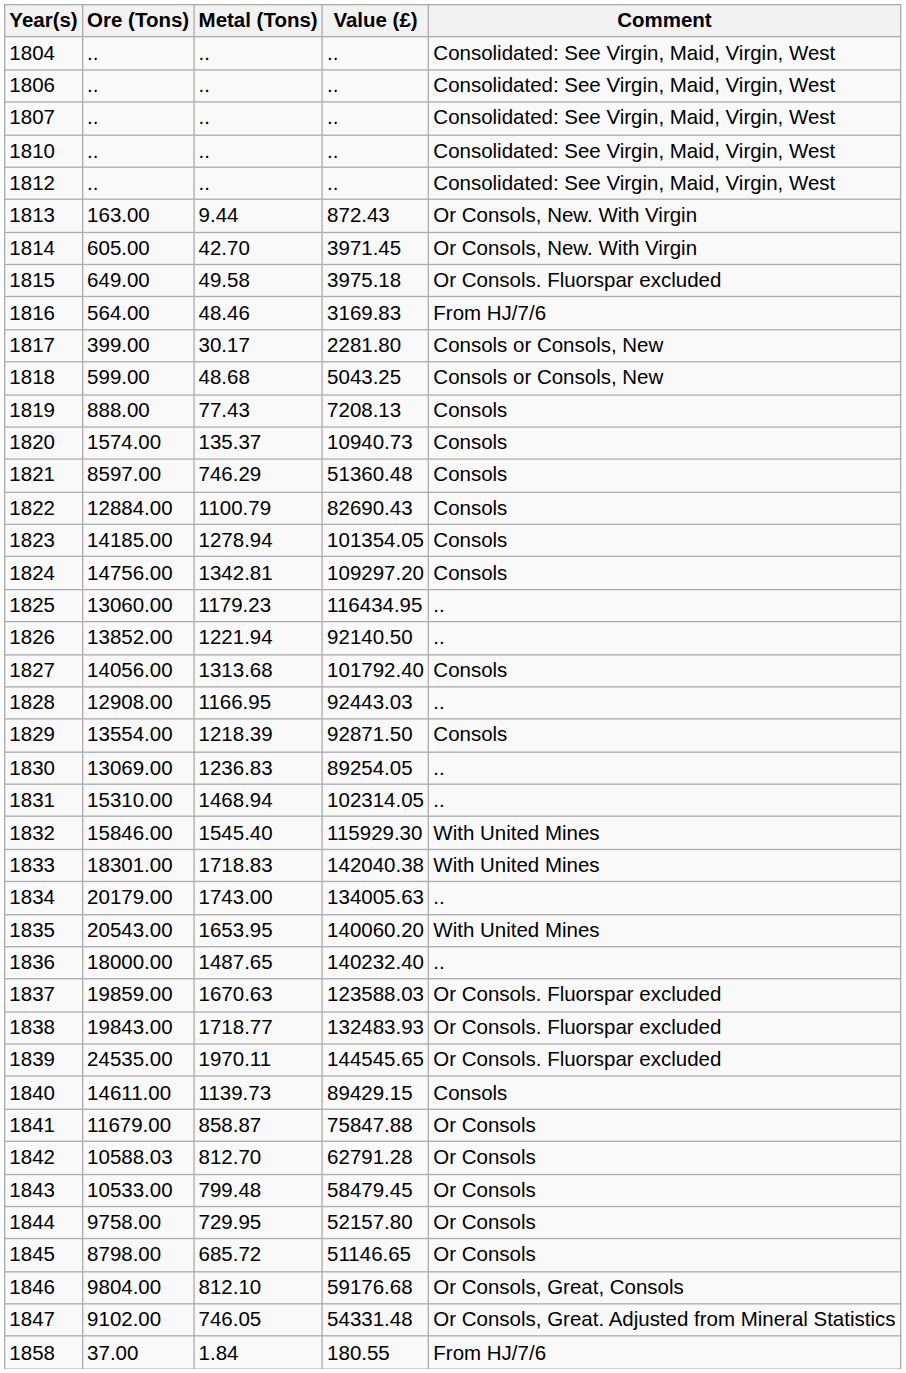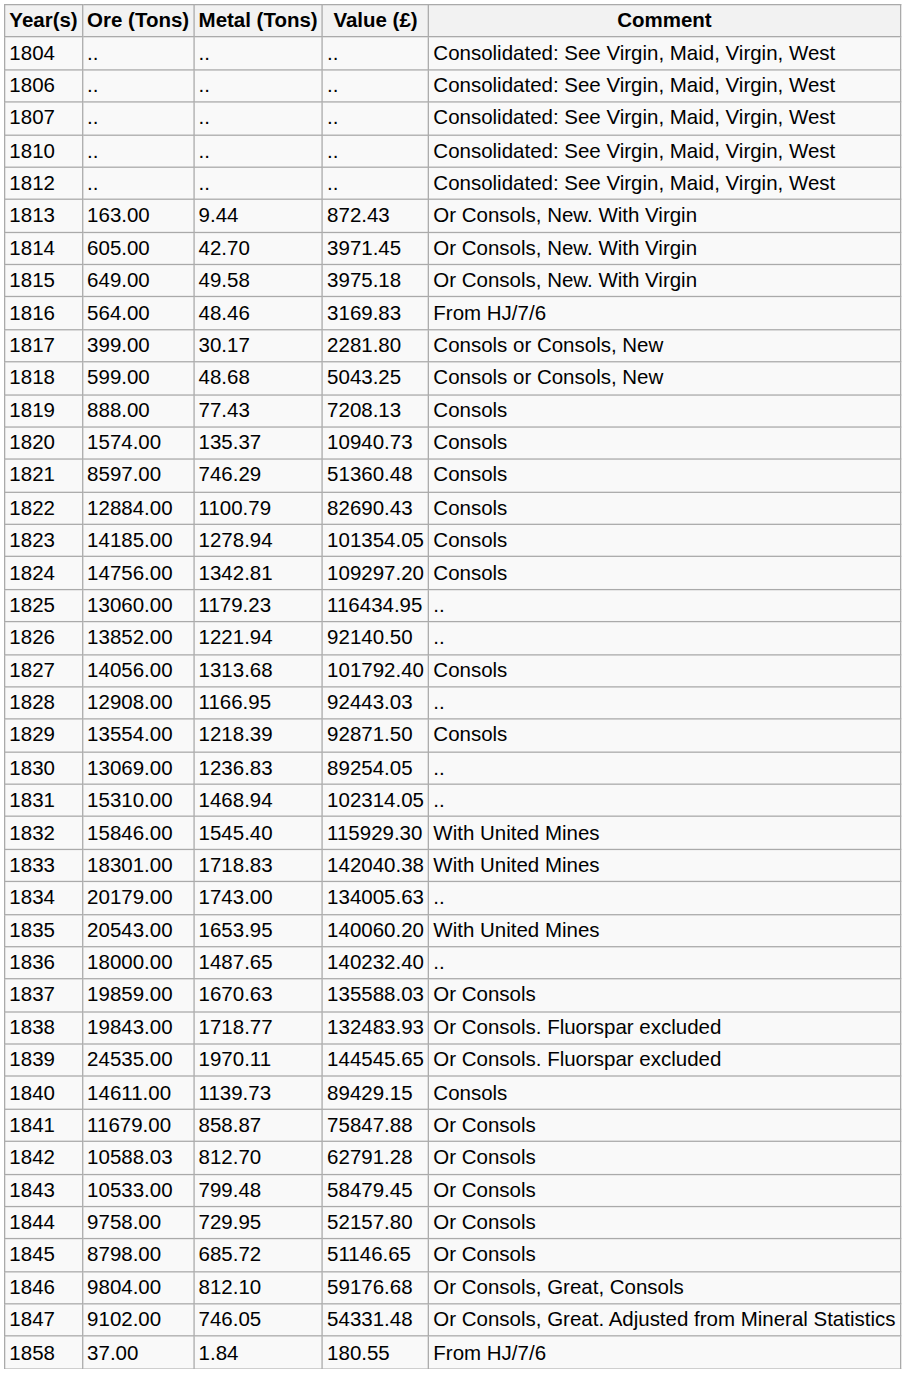(577, 280) Or Consols. Fluorspar excluded -> (565, 280) Or Consols, New. With Virgin
(376, 995) 123588.03 -> (376, 995) 135588.03
(577, 995) Or Consols. Fluorspar excluded -> (485, 995) Or Consols
